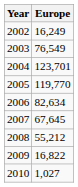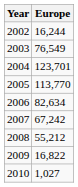(50, 31) 16,249 -> (50, 31) 16,244
(52, 84) 119,770 -> (52, 84) 113,770
(50, 119) 67,645 -> (50, 119) 67,242
